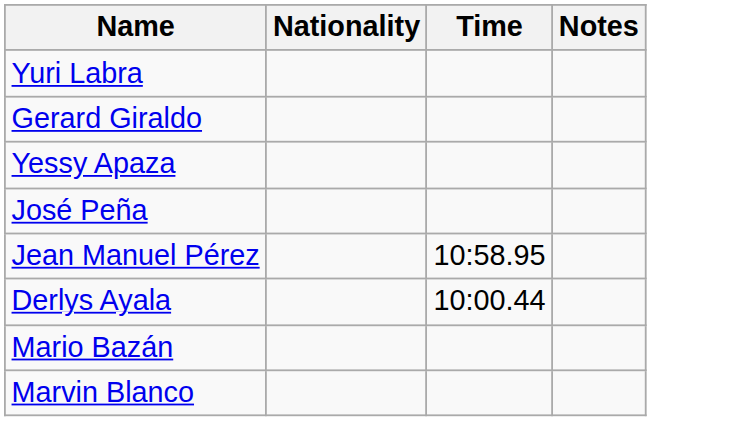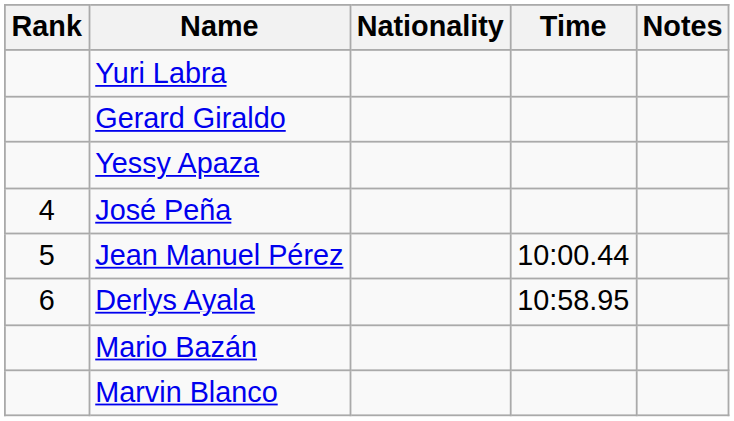+ column: (47, 27)
(490, 255) 10:58.95 -> (573, 255) 10:00.44
(490, 301) 10:00.44 -> (573, 301) 10:58.95
